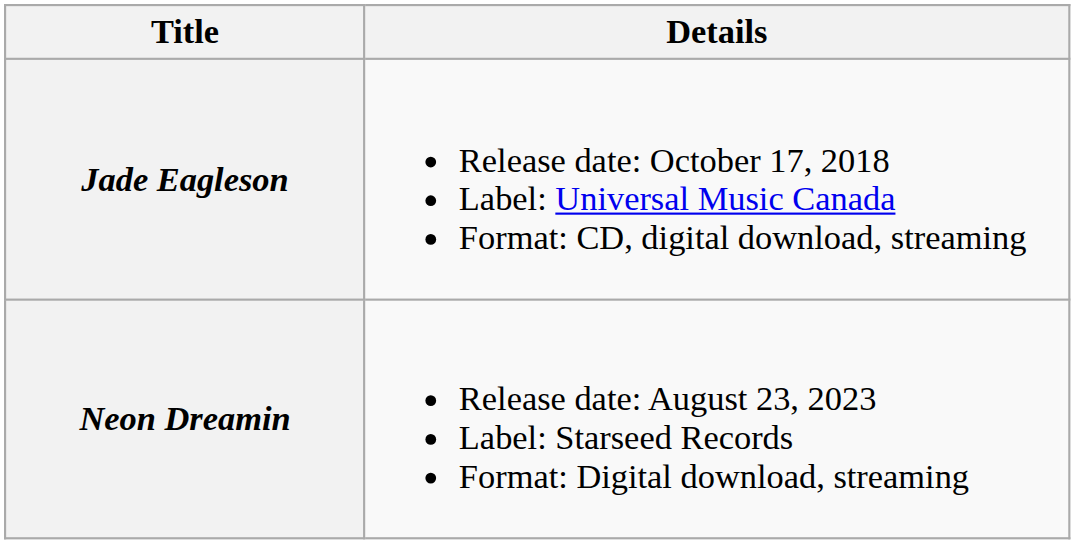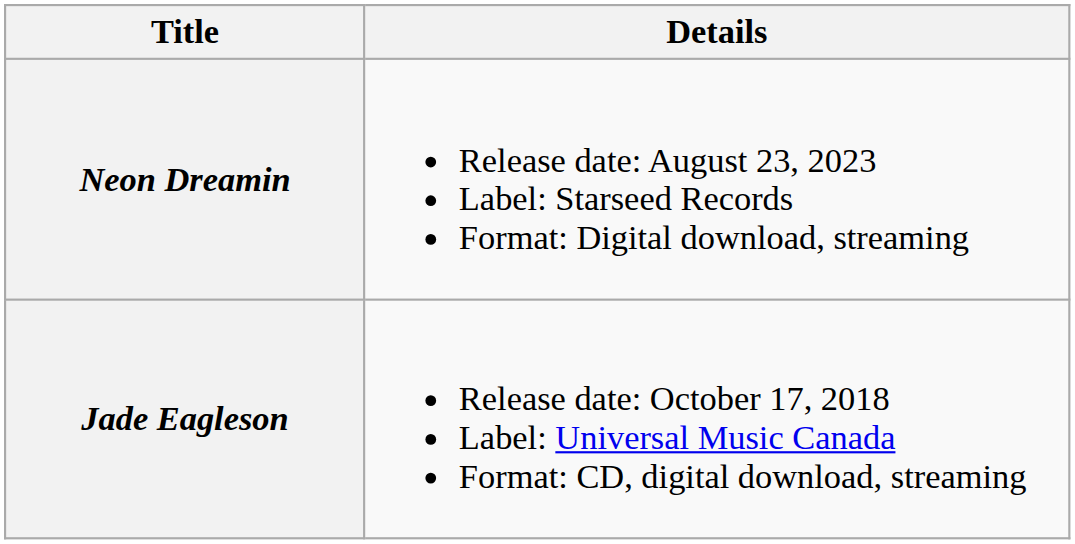rows swapped: (185, 178) <-> (185, 418)
